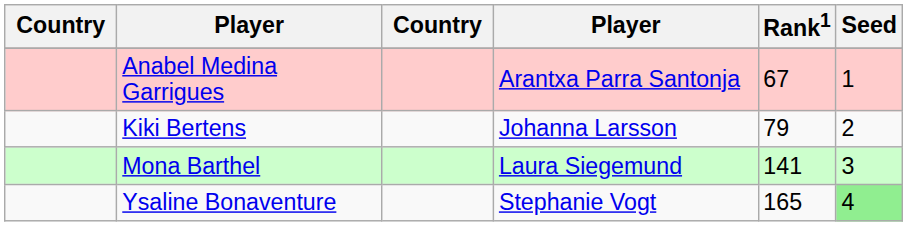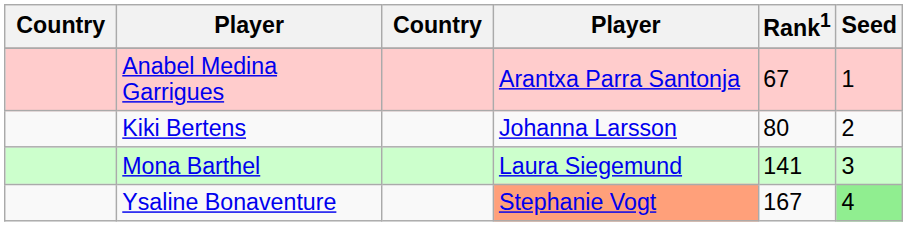(776, 128) 79 -> (776, 128) 80
(578, 202) no background -> (578, 202) lightsalmon background
(783, 202) 165 -> (783, 202) 167
